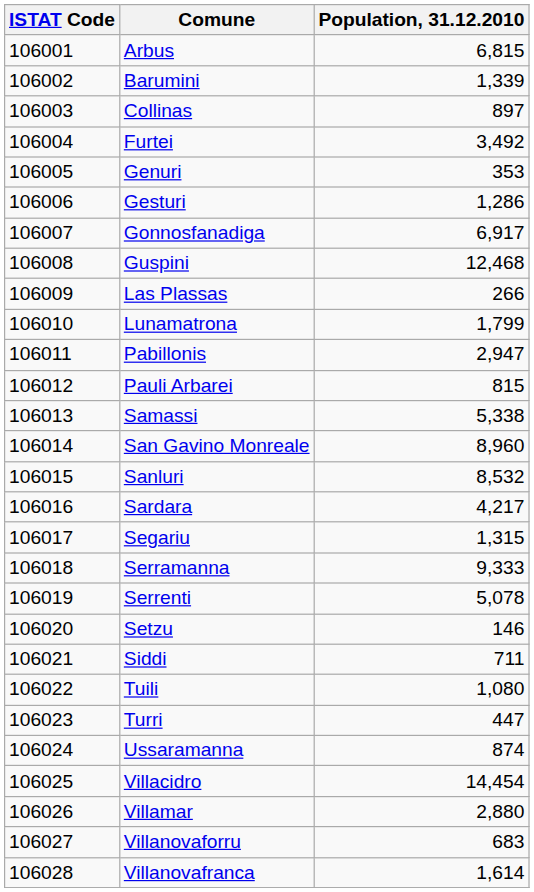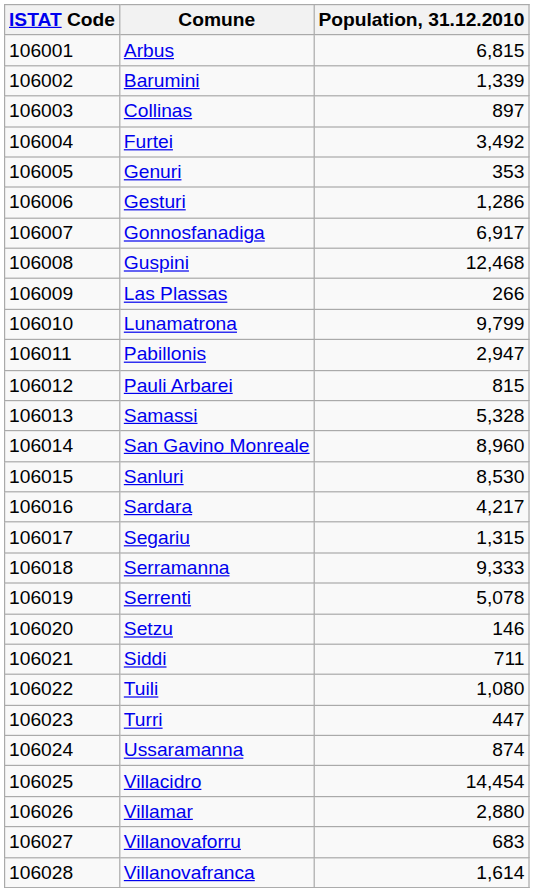(500, 324) 1,799 -> (500, 324) 9,799
(500, 415) 5,338 -> (500, 415) 5,328
(500, 476) 8,532 -> (500, 476) 8,530
